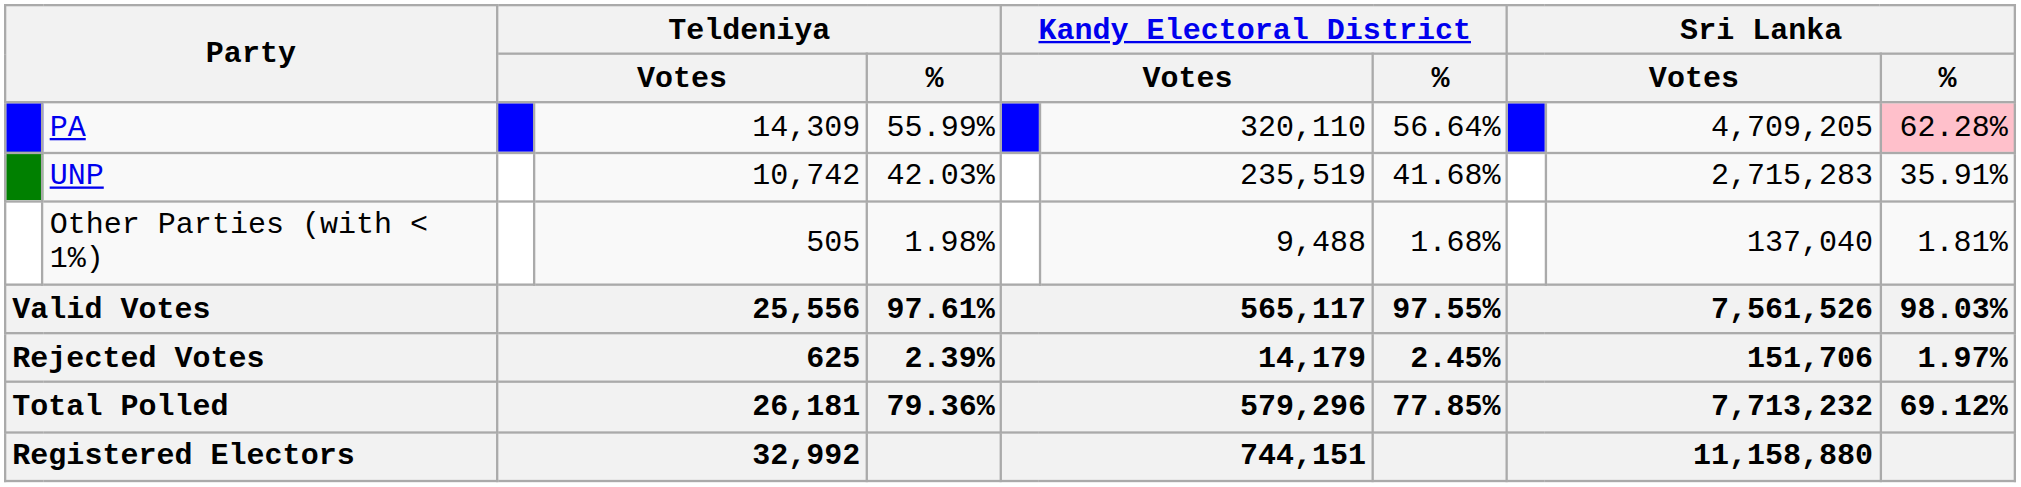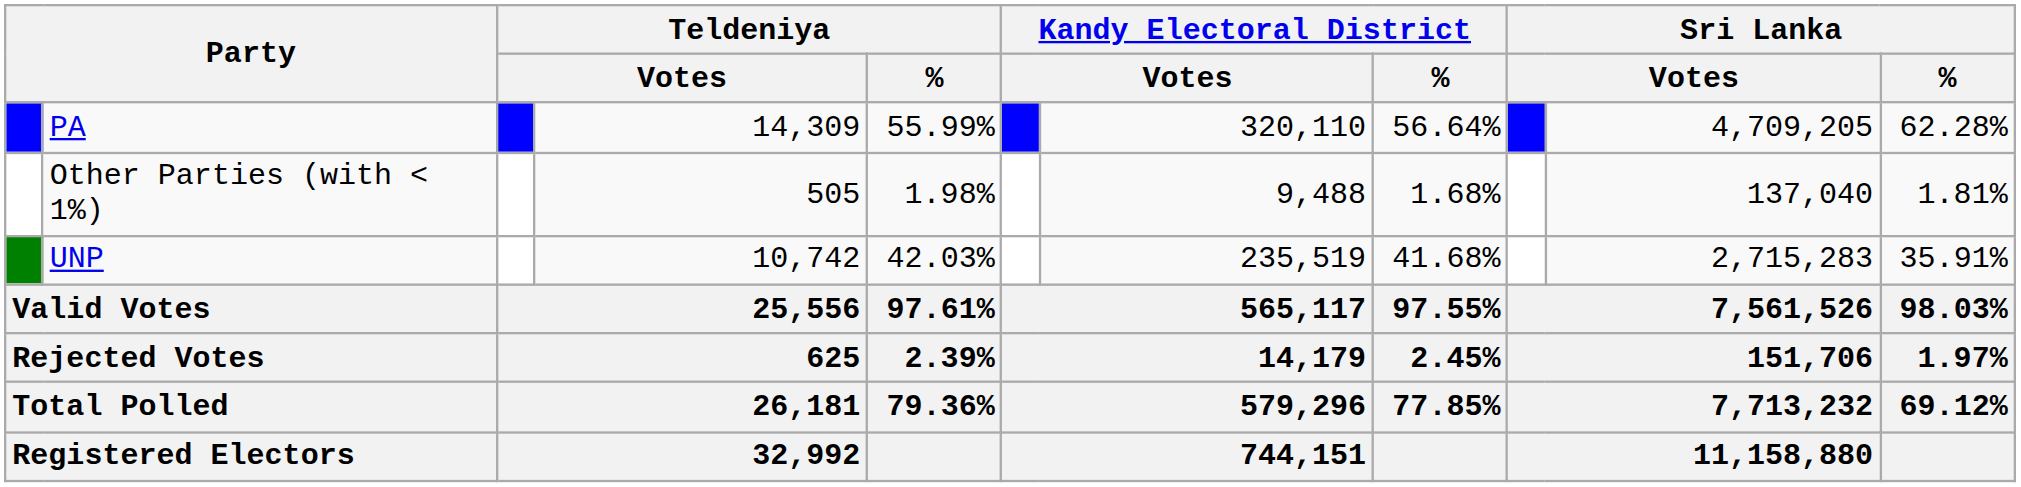(1954, 128) pink background -> (1954, 128) no background
rows swapped: (77, 176) <-> (239, 243)
